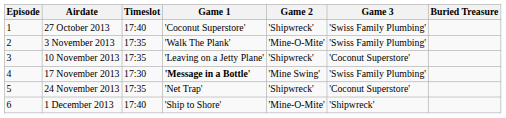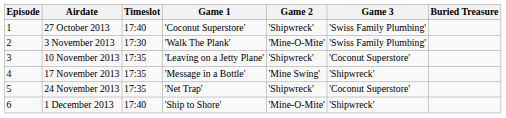(135, 43) 17:35 -> (135, 43) 17:30
(135, 74) 17:30 -> (135, 74) 17:35
(208, 74) bold -> (205, 74) normal
(378, 74) 'Swiss Family Plumbing' -> (352, 74) 'Shipwreck'
